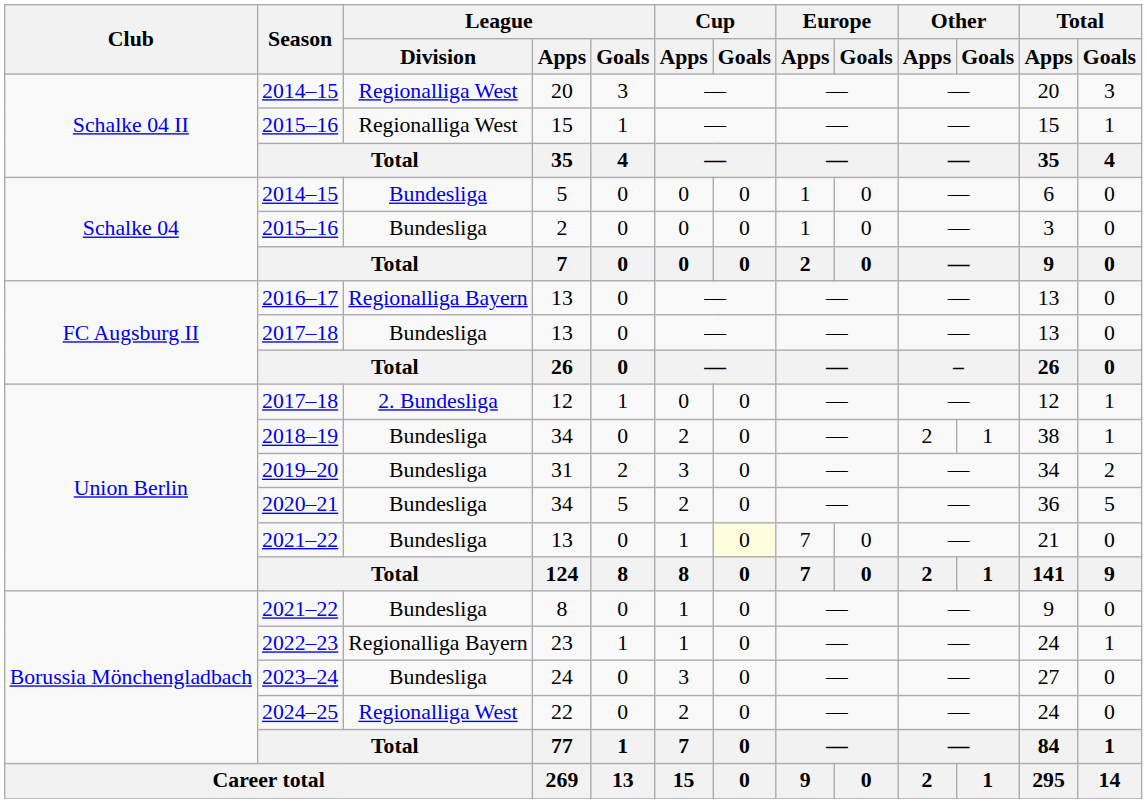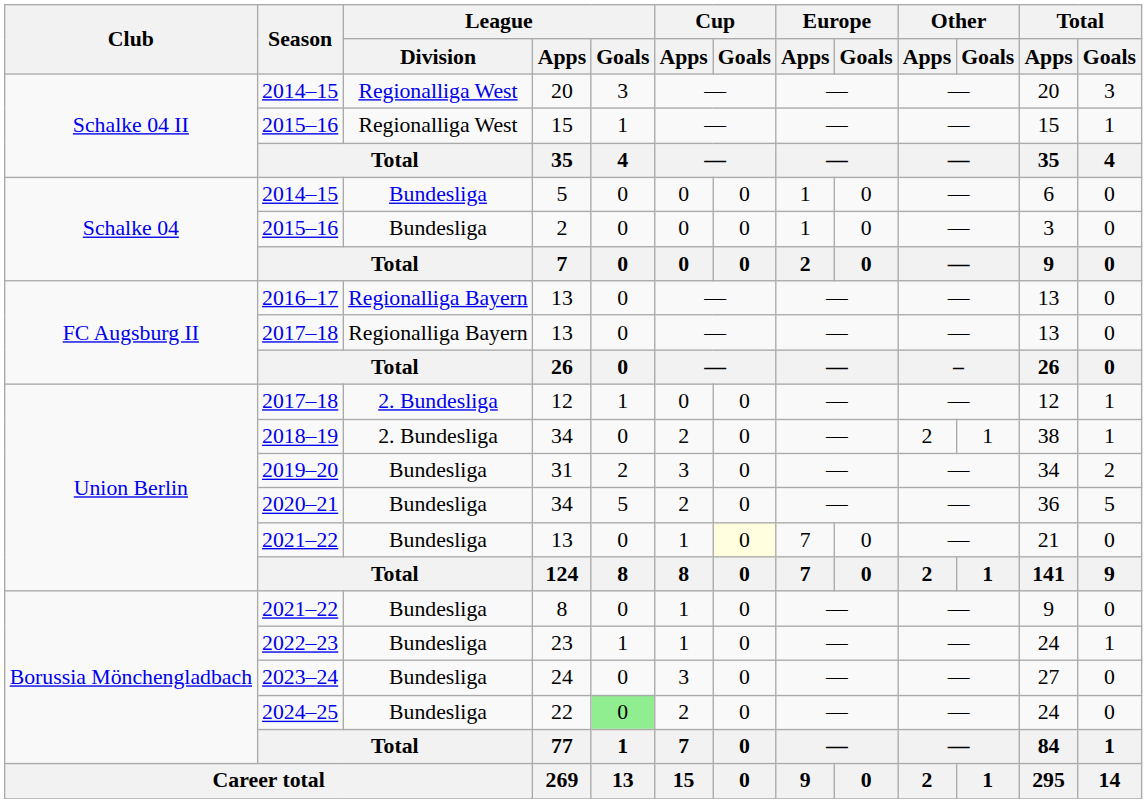(438, 332) Bundesliga -> (438, 332) Regionalliga Bayern
(438, 435) Bundesliga -> (438, 435) 2. Bundesliga
(438, 642) Regionalliga Bayern -> (438, 642) Bundesliga
(438, 711) Regionalliga West -> (438, 711) Bundesliga
(623, 711) no background -> (623, 711) lightgreen background
